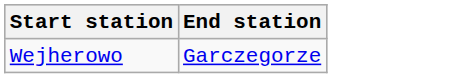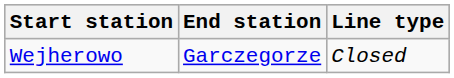+ column: (388, 22)
